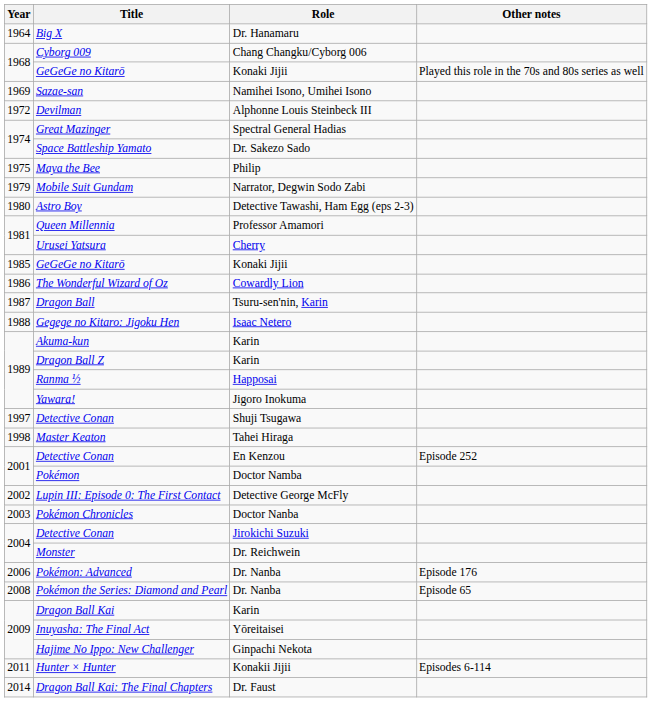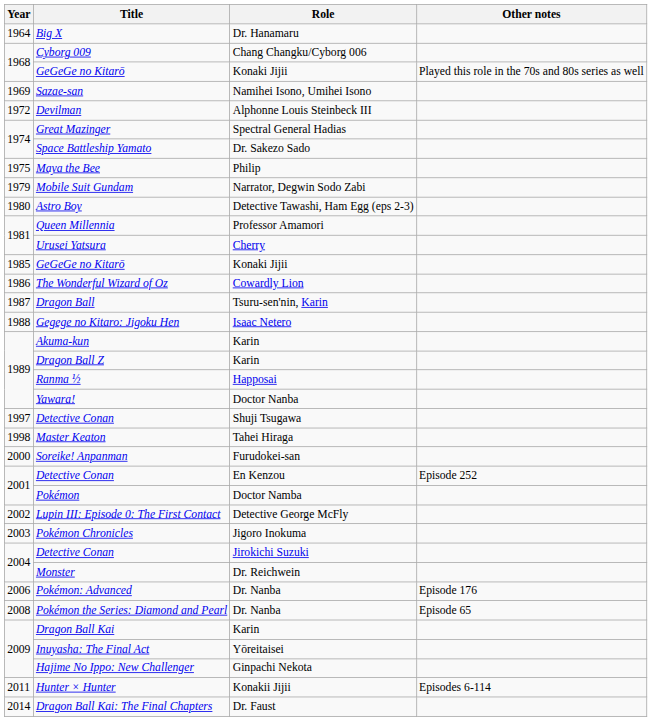(269, 399) Jigoro Inokuma -> (266, 399) Doctor Nanba
+ row: (19, 456)
(266, 514) Doctor Nanba -> (269, 533) Jigoro Inokuma
